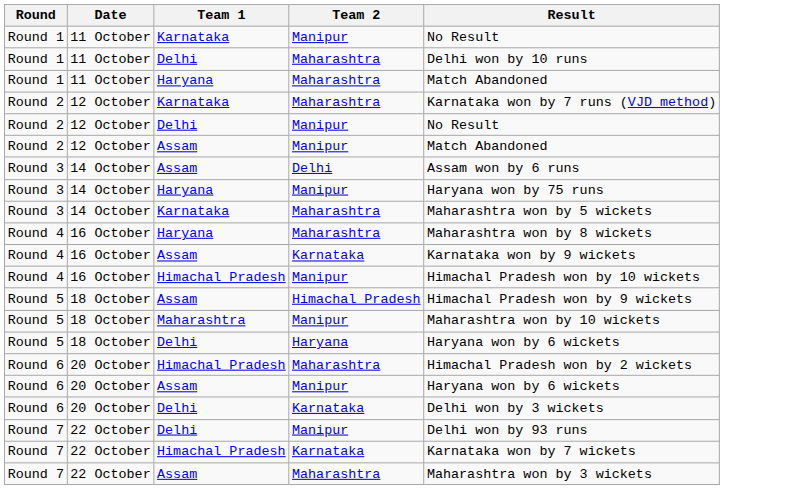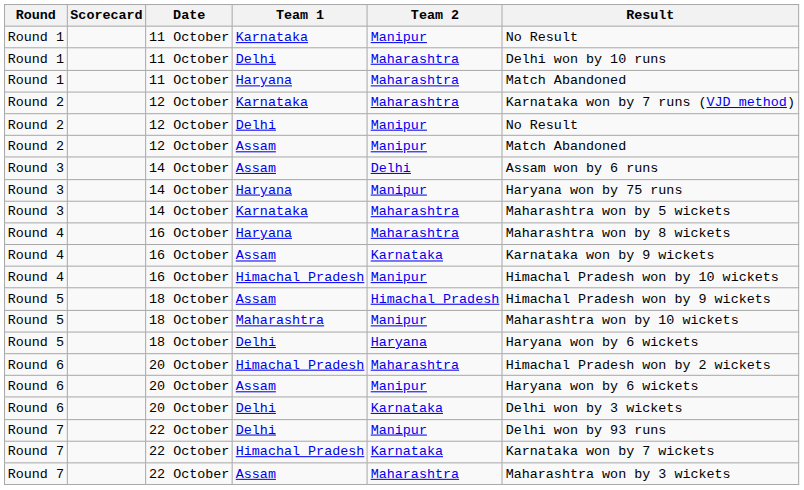+ column: (106, 15)
